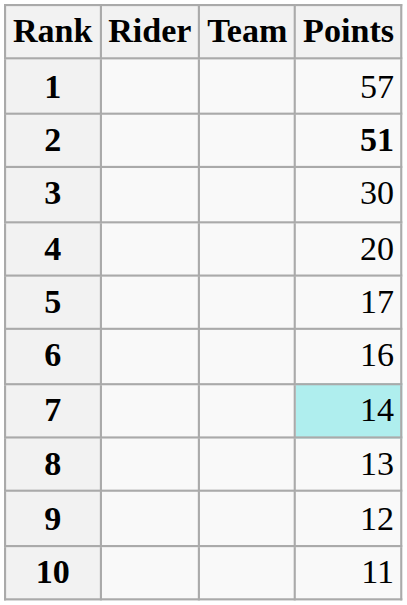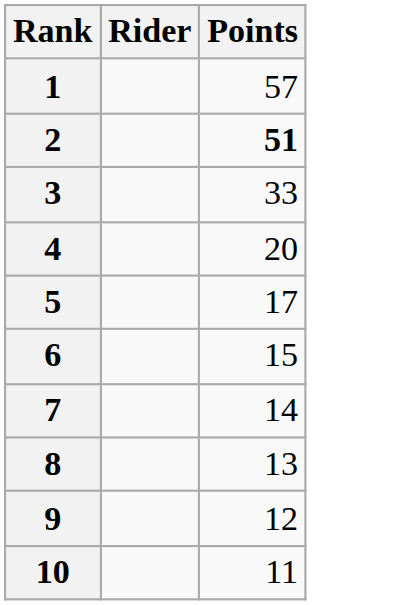- column: (247, 31)
(377, 193) 30 -> (281, 193) 33
(377, 355) 16 -> (281, 355) 15
(377, 409) paleturquoise background -> (281, 409) no background
